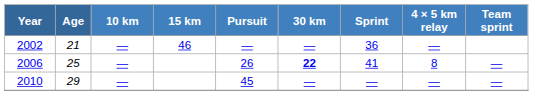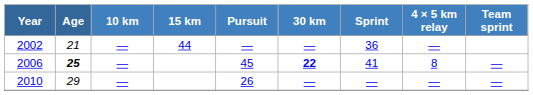(185, 45) 46 -> (185, 45) 44
(73, 63) normal -> (73, 63) bold
(247, 63) 26 -> (247, 63) 45
(247, 81) 45 -> (247, 81) 26
